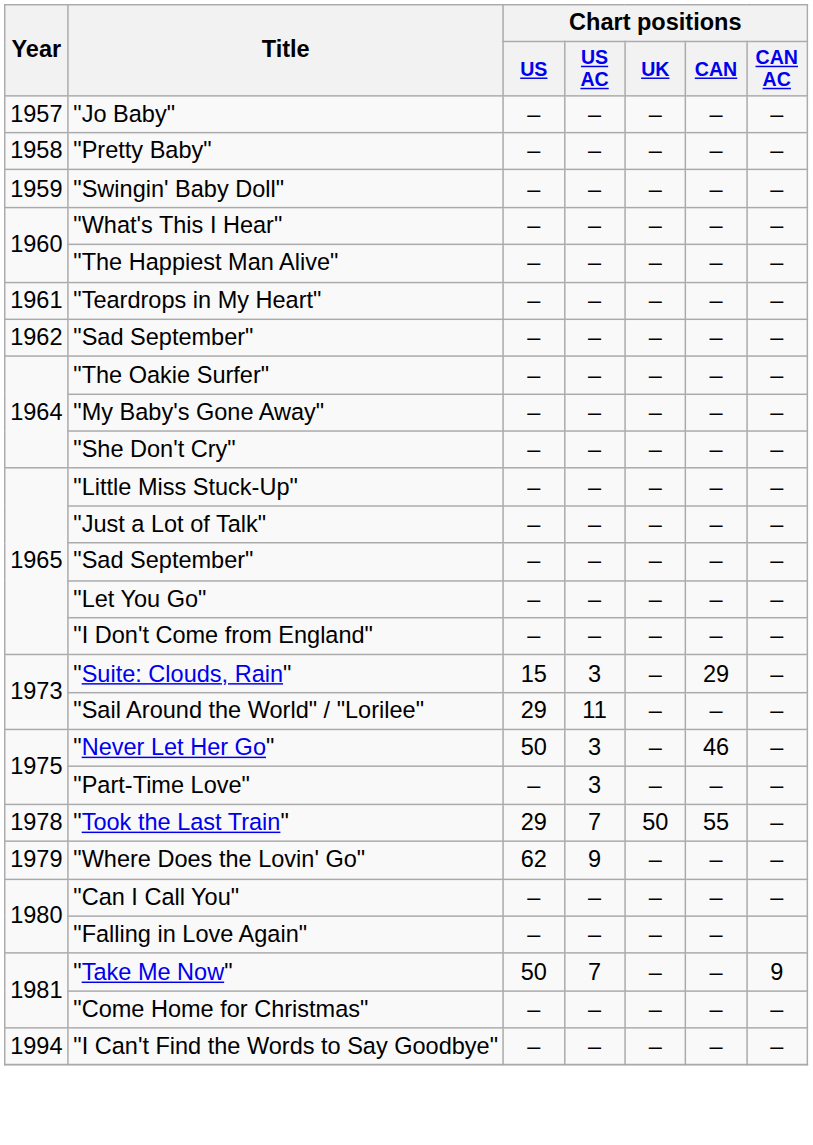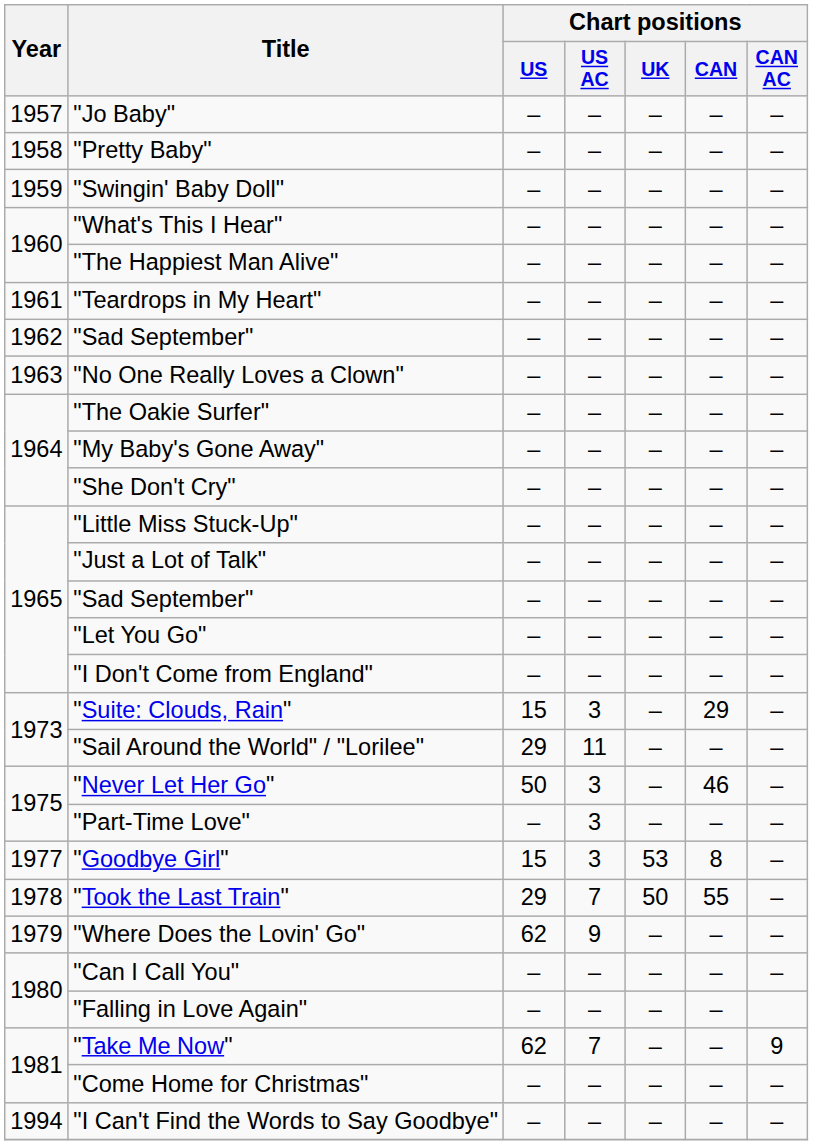+ row: (36, 374)
+ row: (36, 859)
(534, 971) 50 -> (534, 1046) 62
